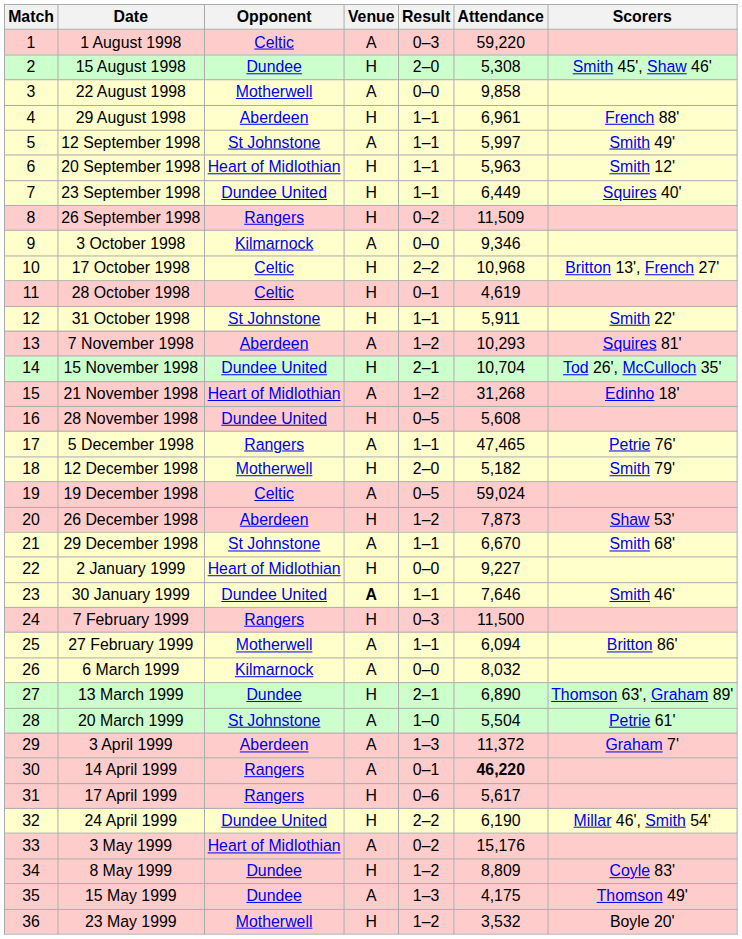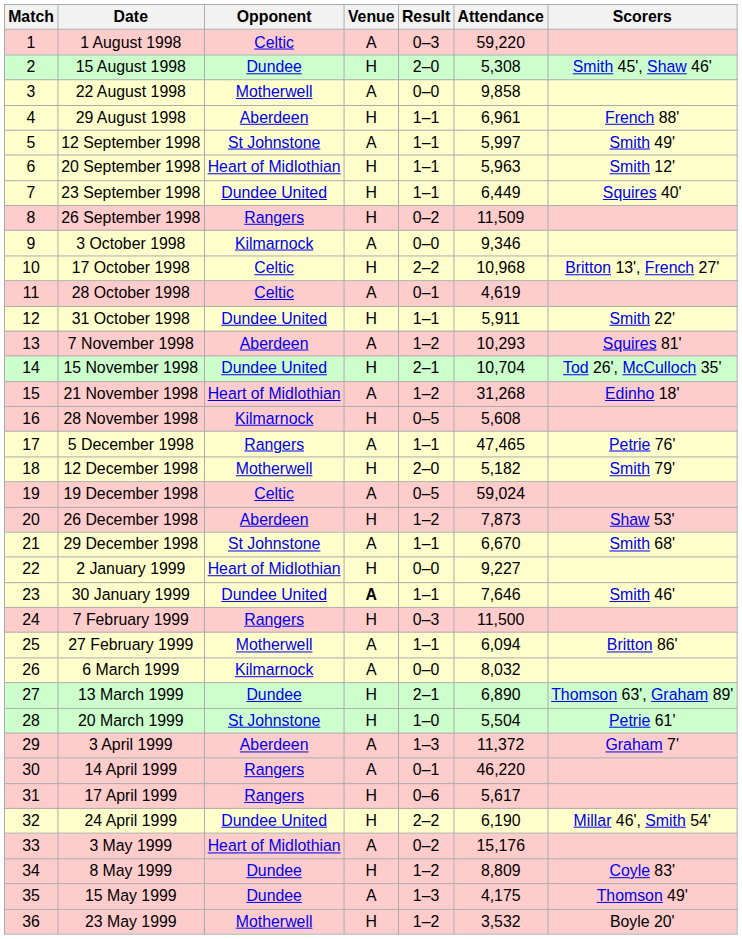(371, 293) H -> (371, 293) A
(274, 318) St Johnstone -> (274, 318) Dundee United
(274, 419) Dundee United -> (274, 419) Kilmarnock
(371, 720) A -> (371, 720) H
(501, 770) bold -> (501, 770) normal
